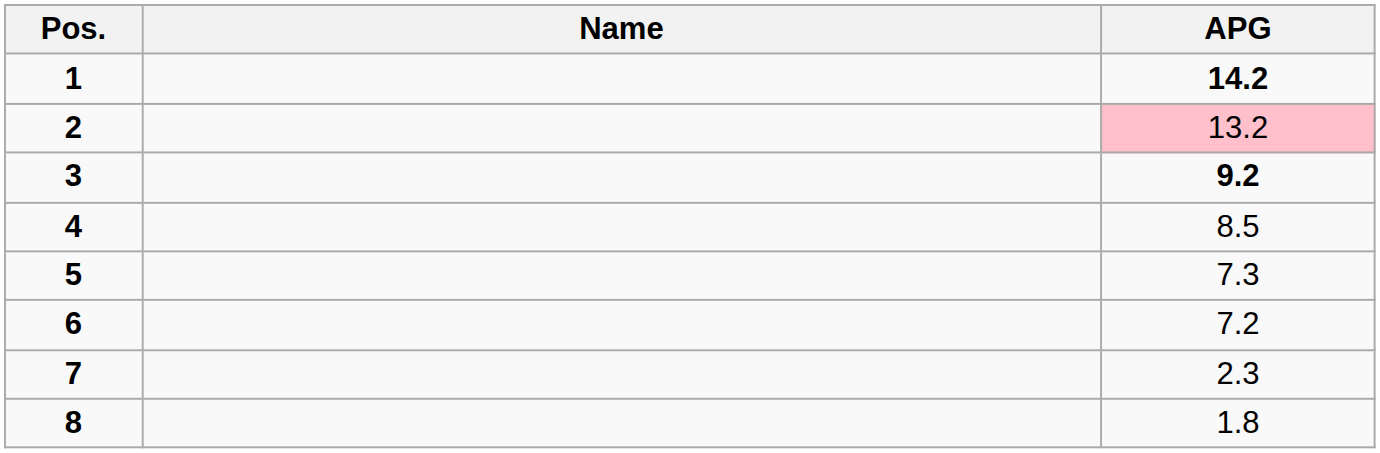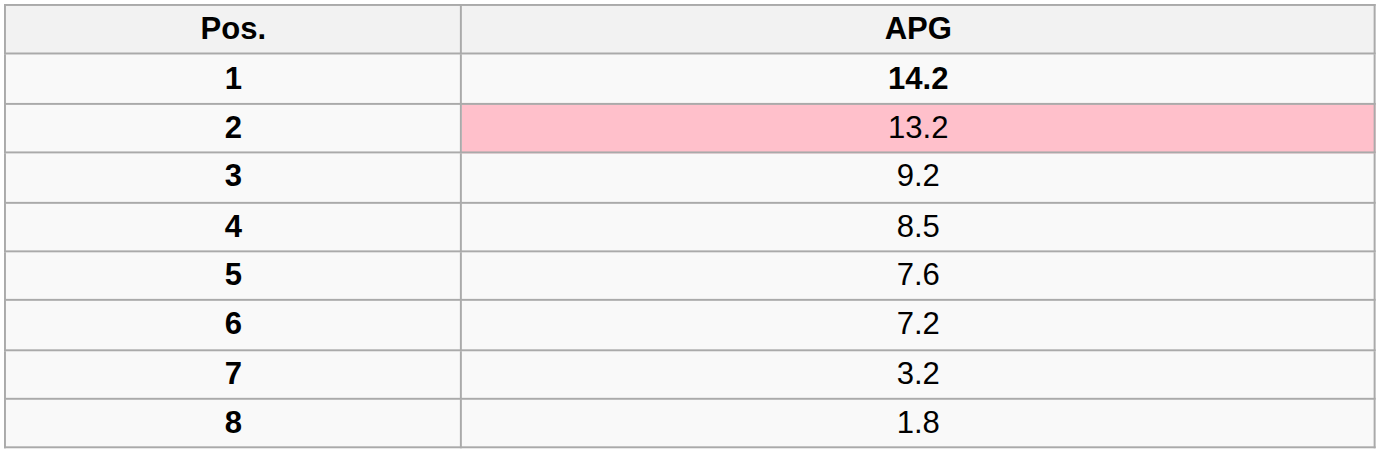- column: (621, 29)
(1238, 176) bold -> (918, 176) normal
(1238, 275) 7.3 -> (918, 275) 7.6
(1238, 373) 2.3 -> (918, 373) 3.2
